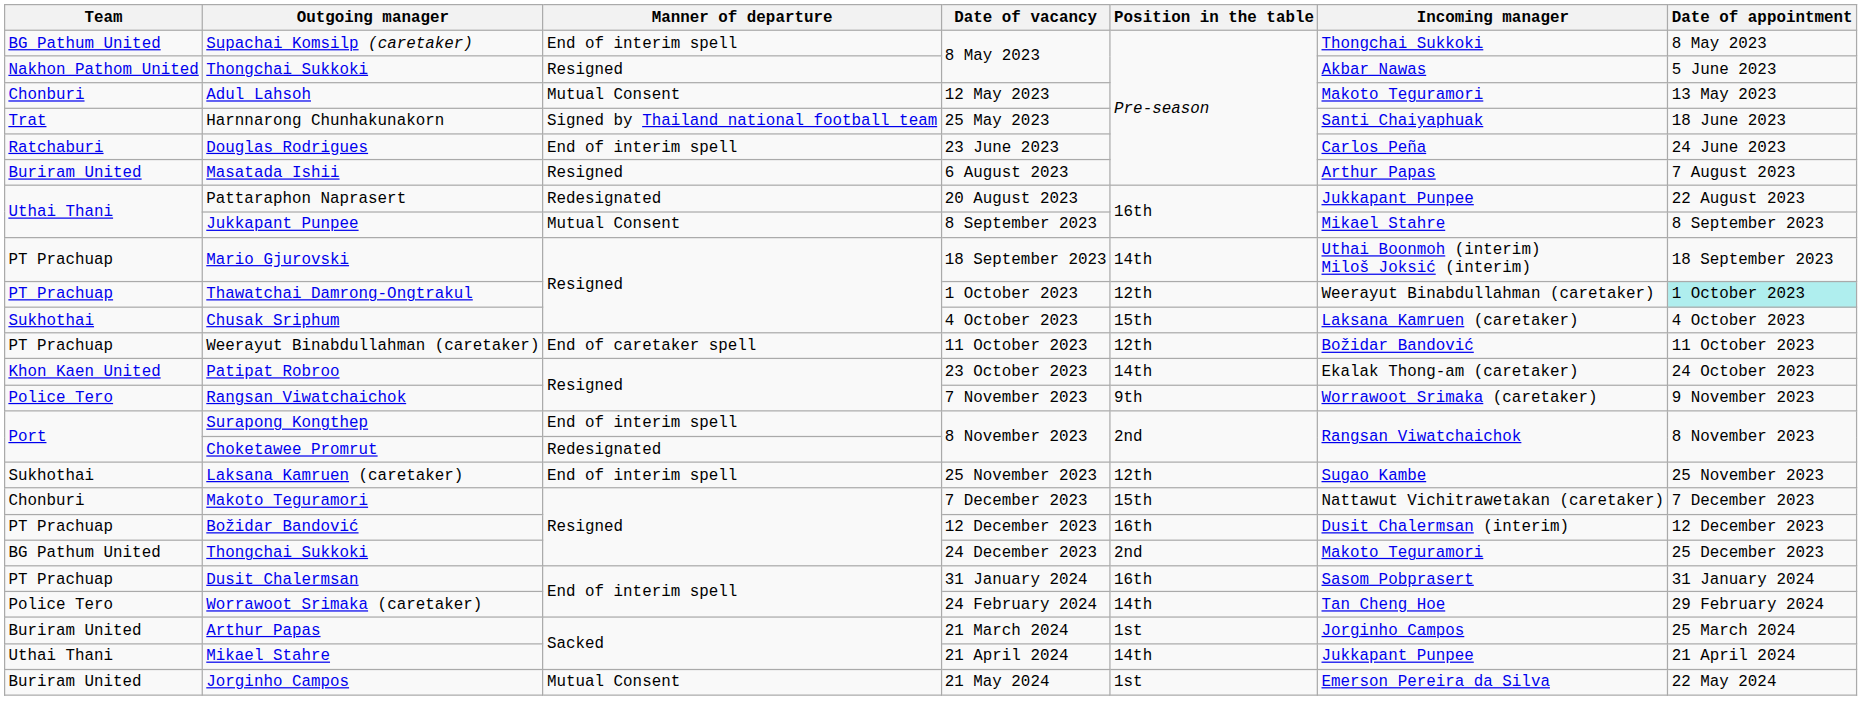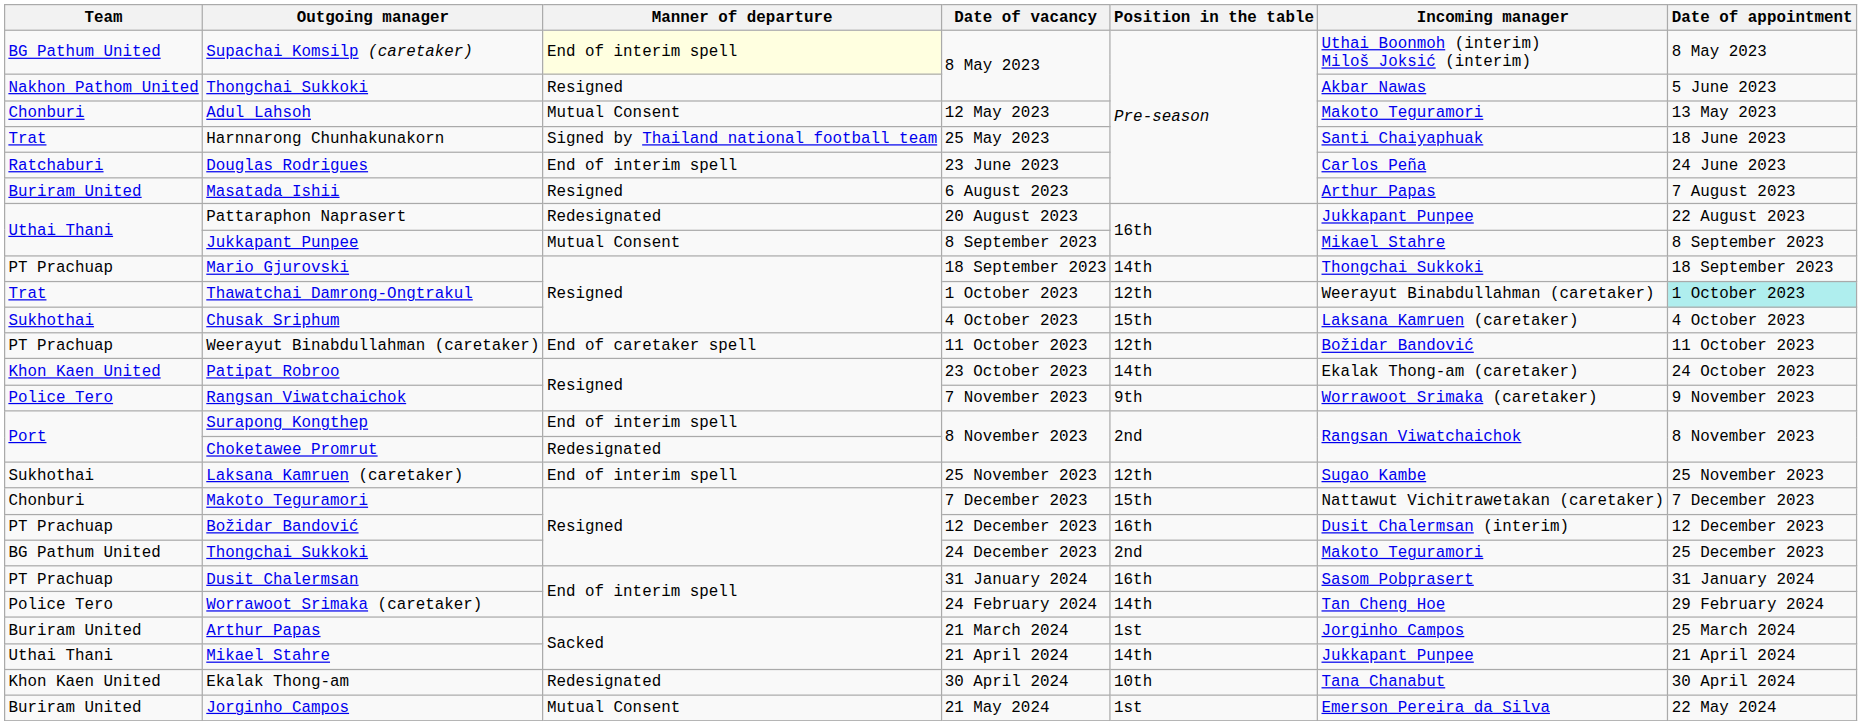(642, 43) no background -> (642, 53) lightyellow background
(1402, 43) Thongchai Sukkoki -> (1431, 53) Uthai Boonmoh (interim) Miloš Joksić (interim)
(1431, 259) Uthai Boonmoh (interim) Miloš Joksić (interim) -> (1402, 268) Thongchai Sukkoki
(61, 294) PT Prachuap -> (27, 294) Trat
+ row: (278, 682)
